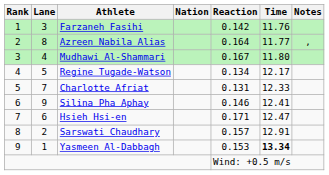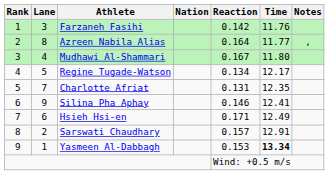(276, 87) 12.33 -> (276, 87) 12.35
(276, 117) 12.47 -> (276, 117) 12.49
